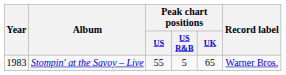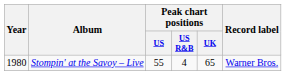(17, 63) 1983 -> (17, 63) 1980
(184, 63) 5 -> (184, 63) 4
